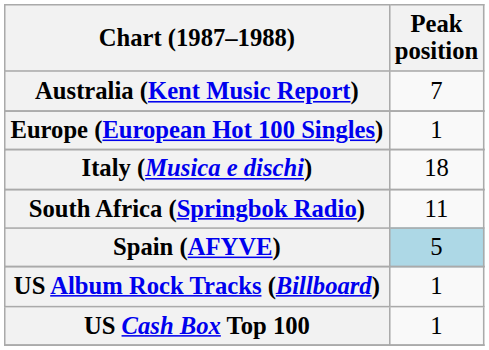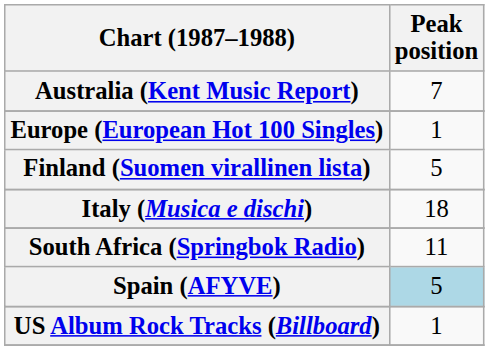+ row: (197, 168)
- row: (197, 325)
